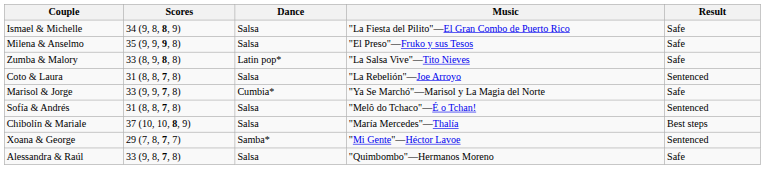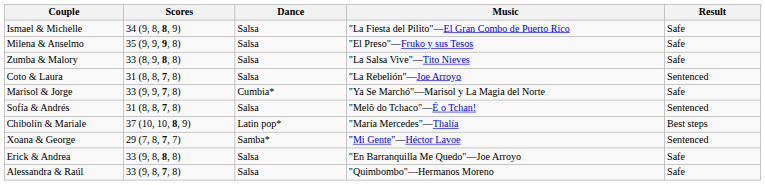(259, 60) Latin pop* -> (248, 60) Salsa
(248, 124) Salsa -> (259, 124) Latin pop*
+ row: (39, 156)
